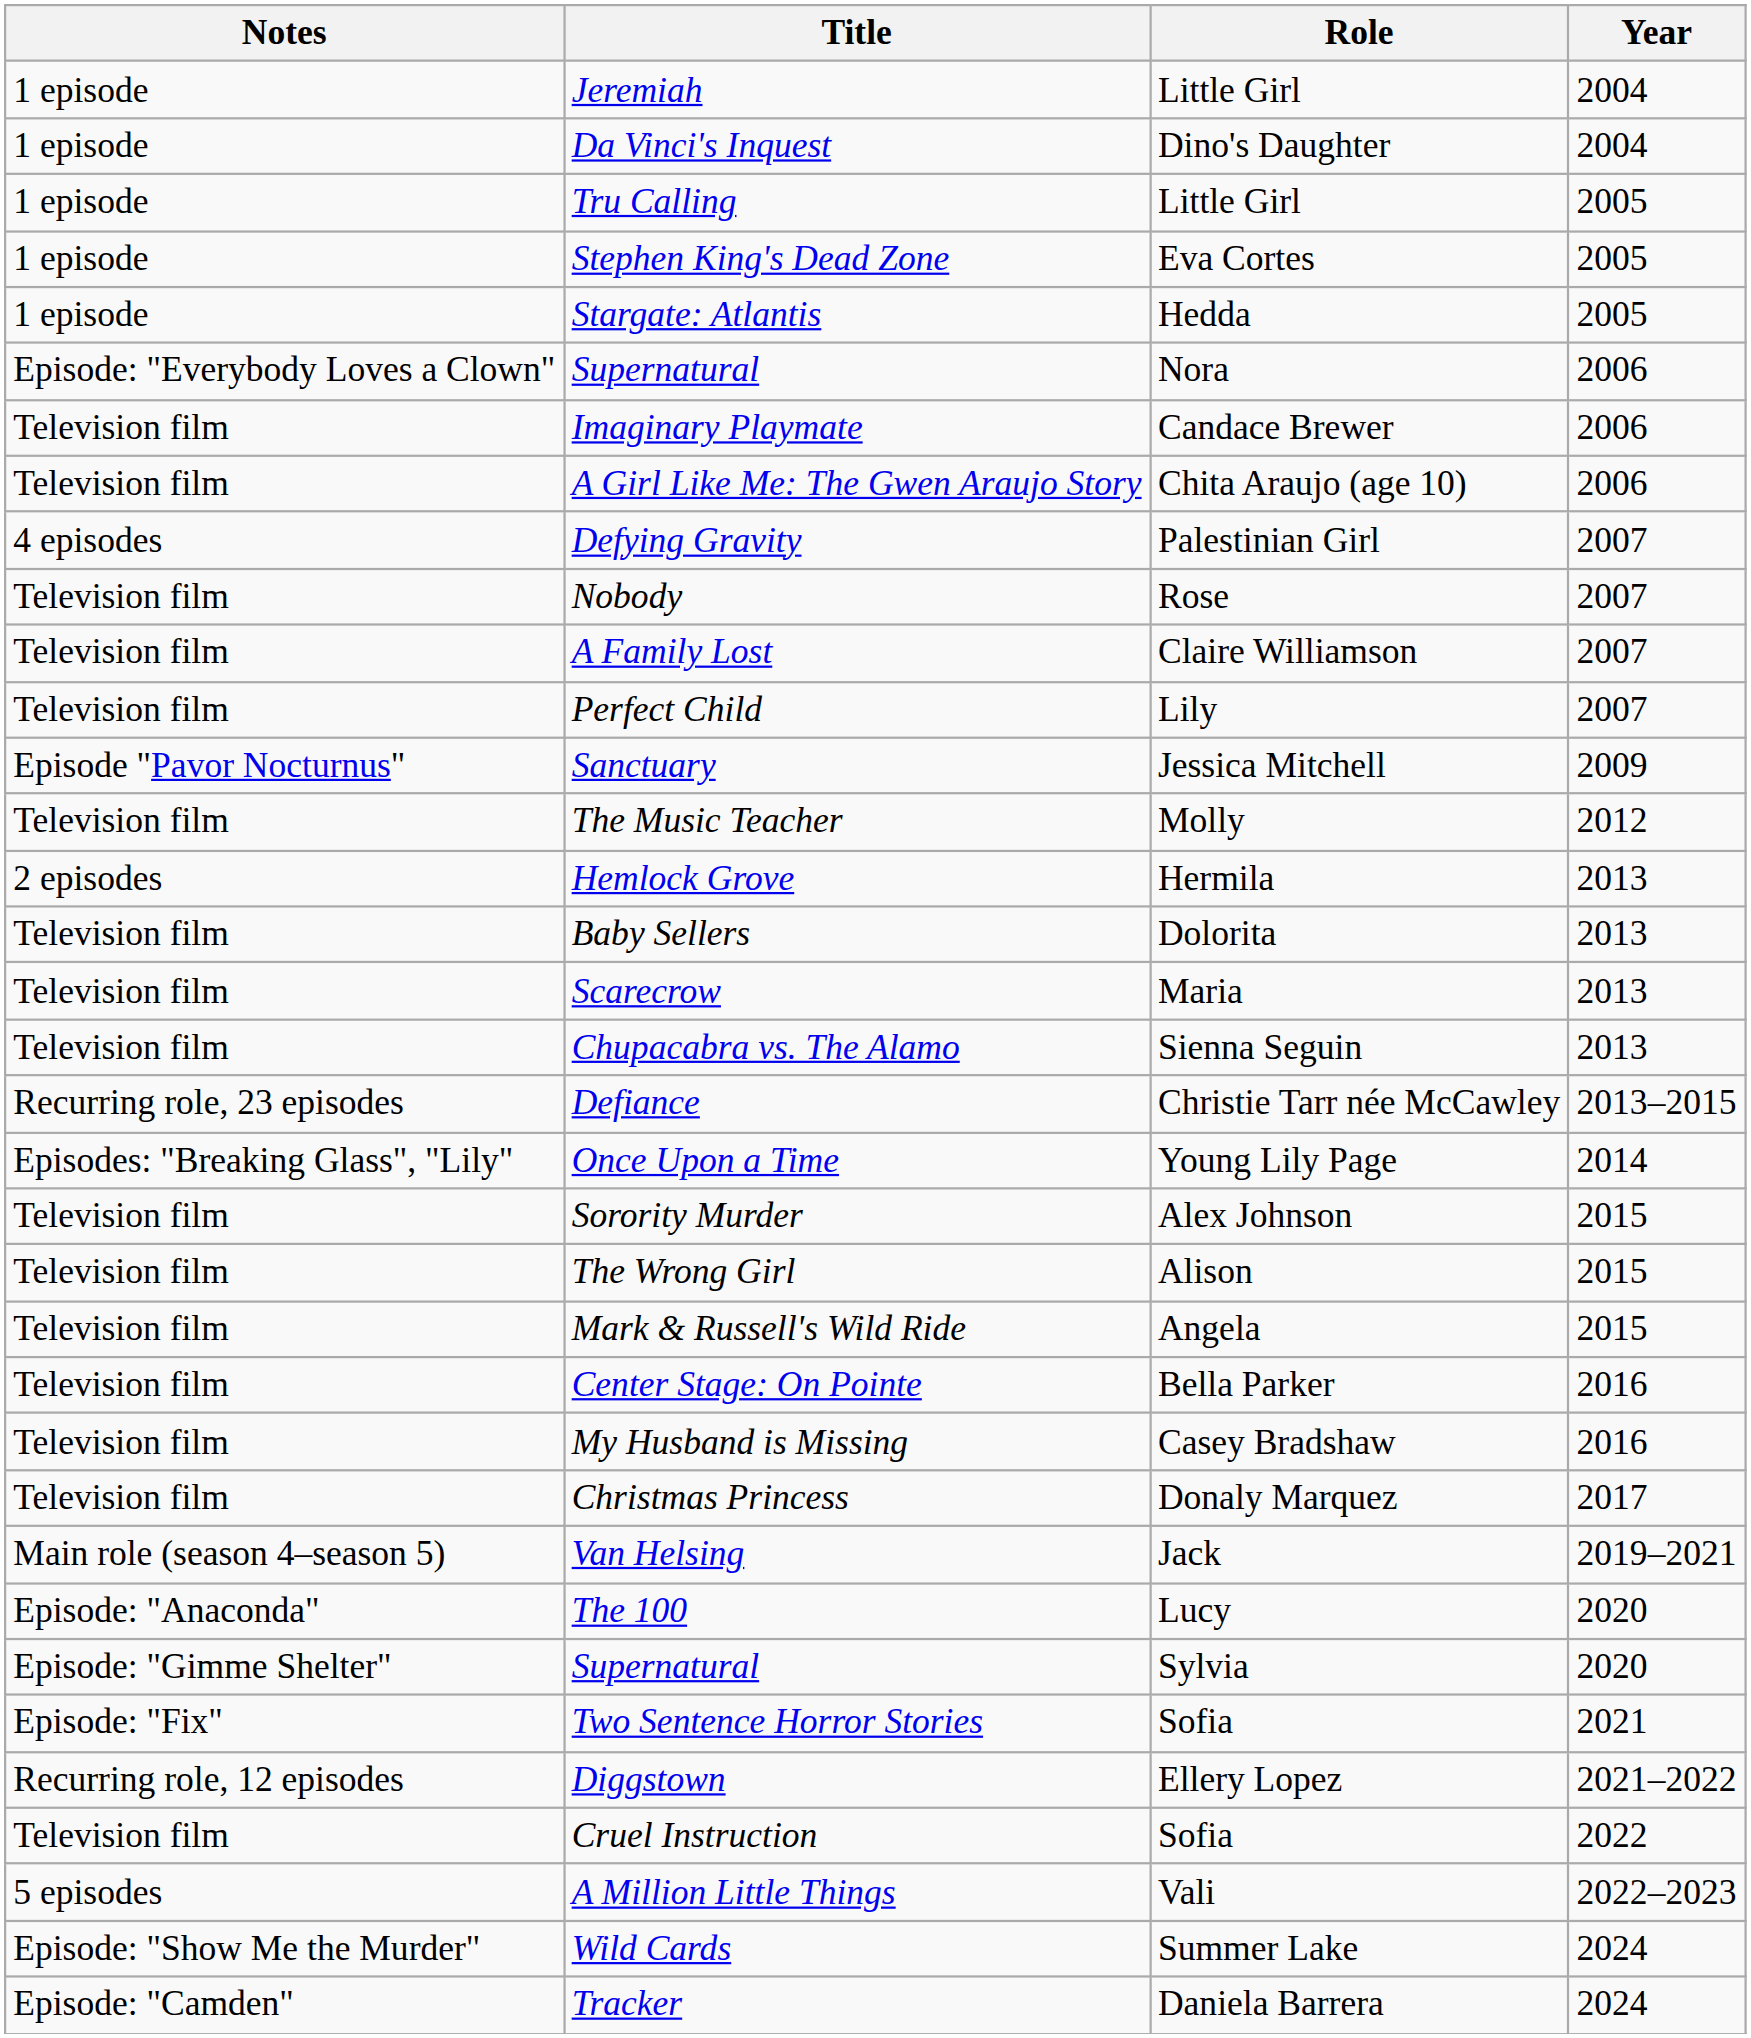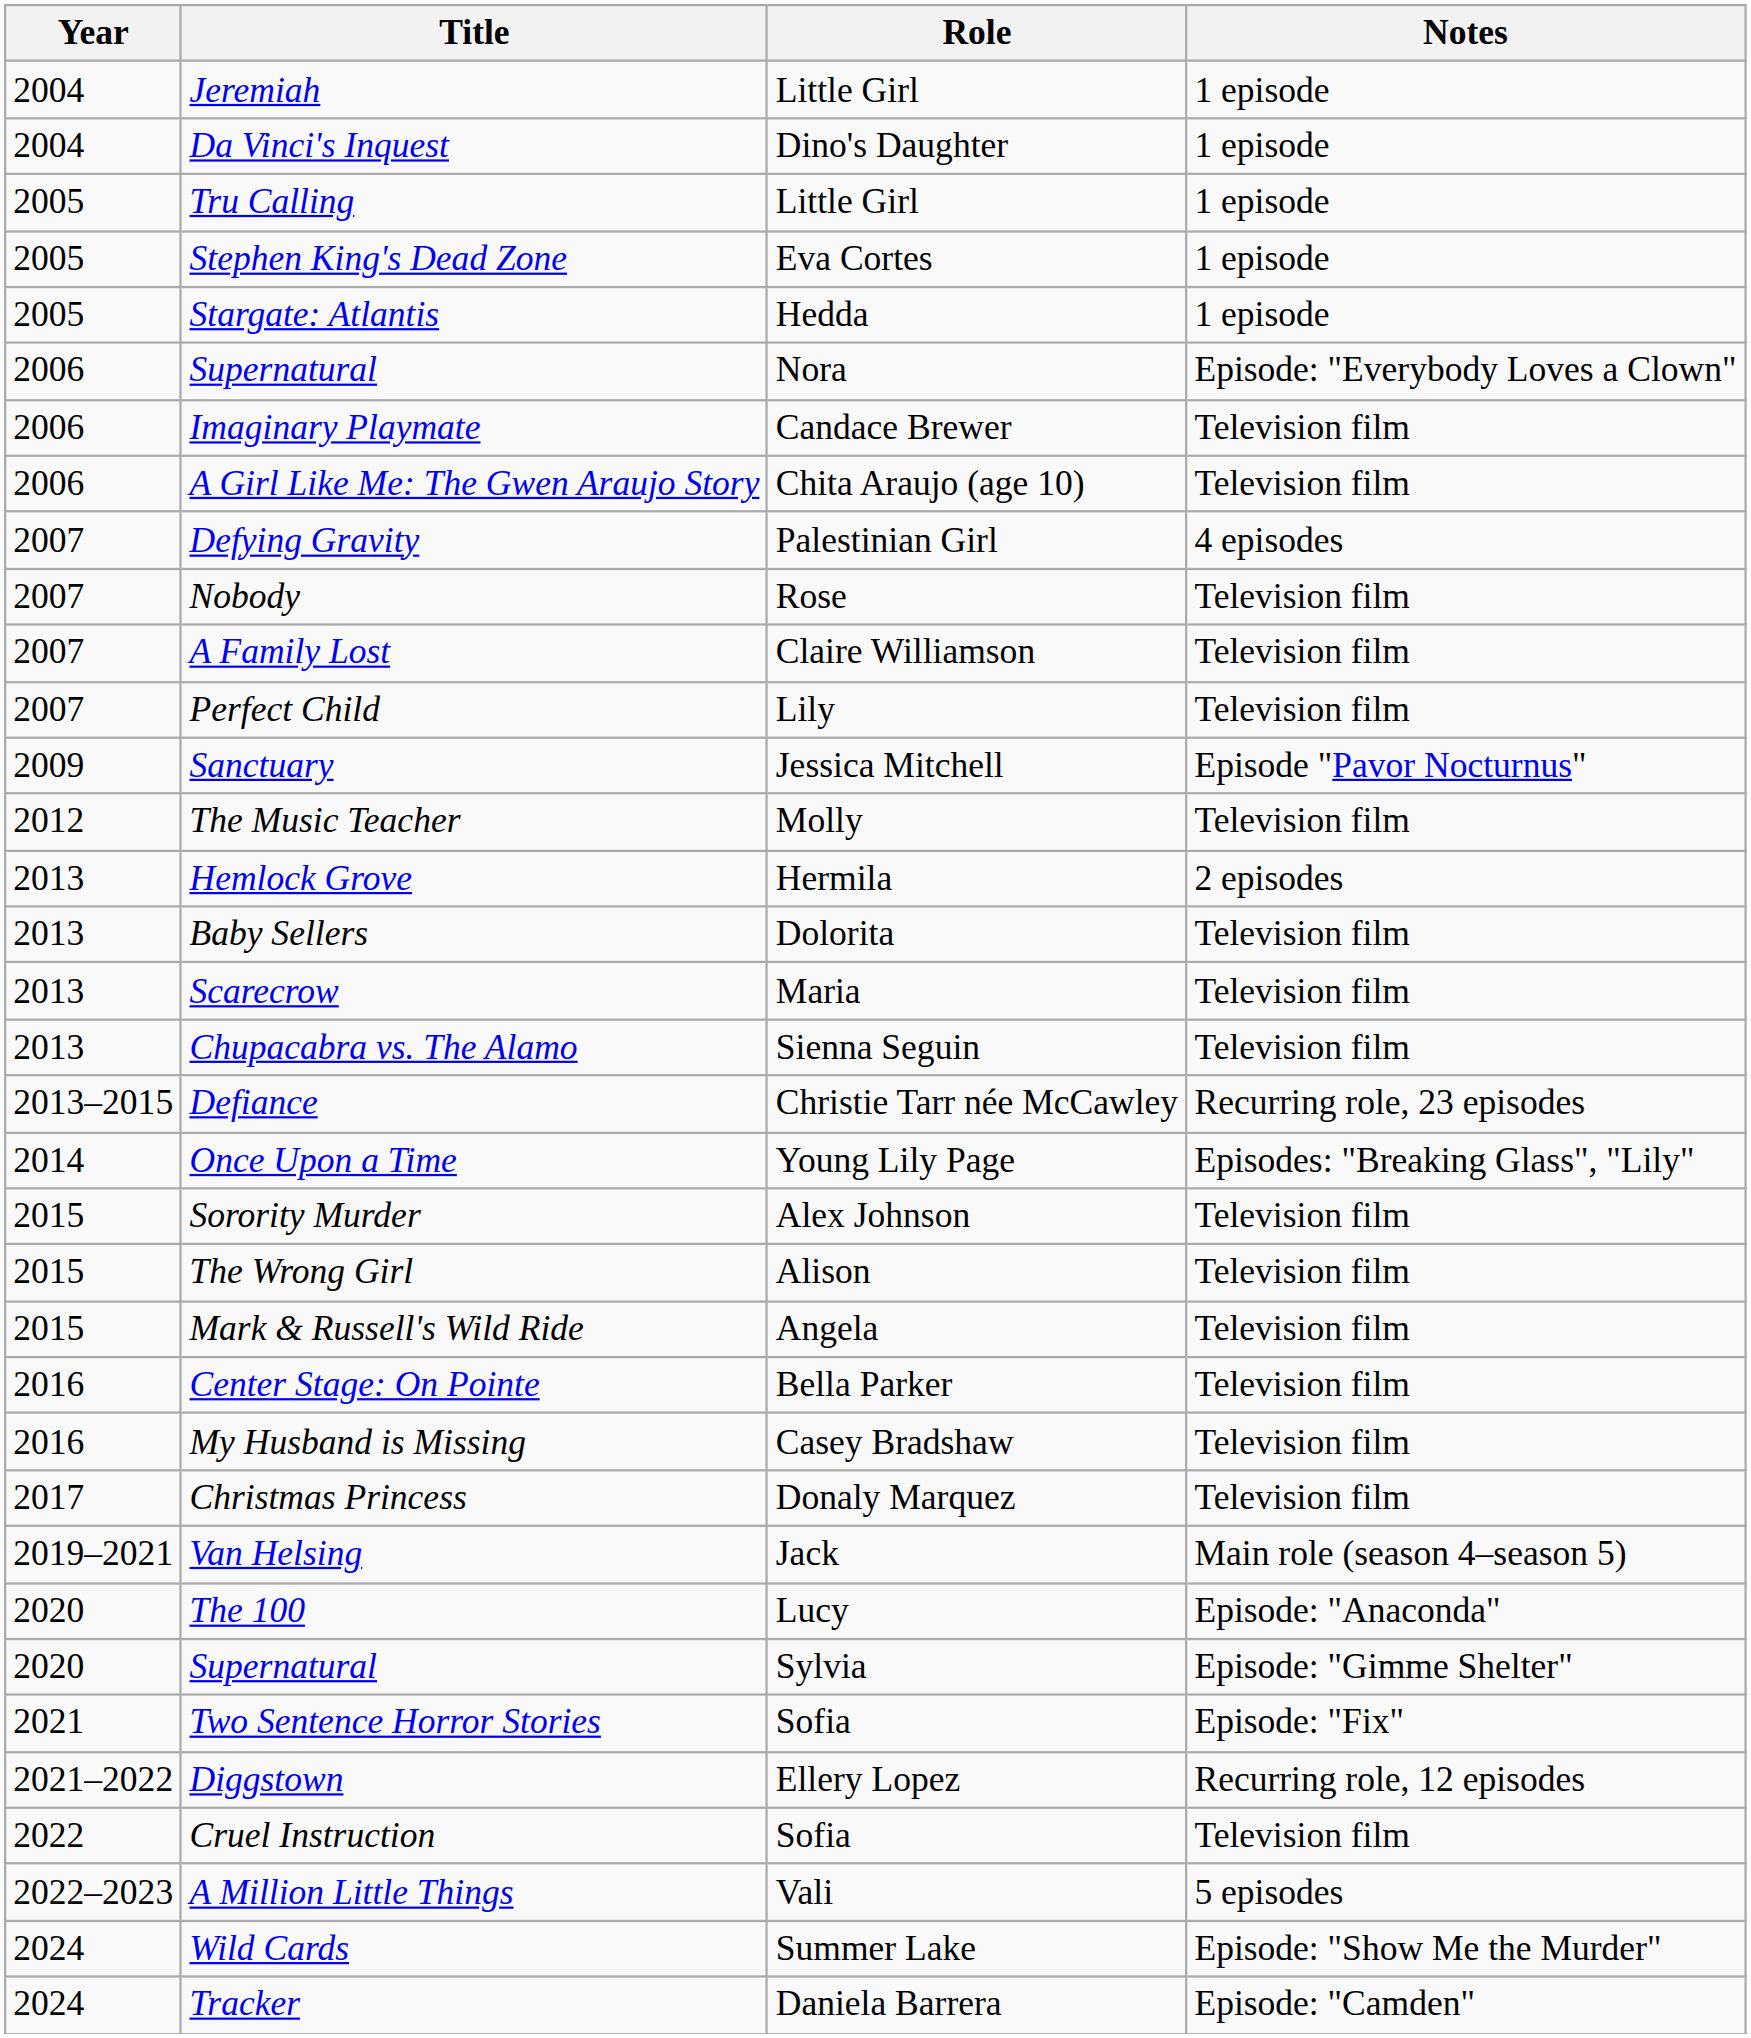columns swapped: (1656, 32) <-> (284, 32)
